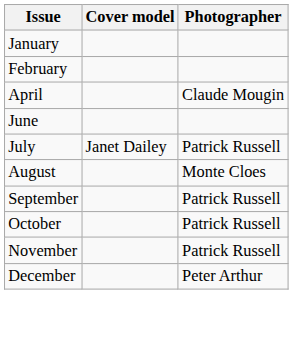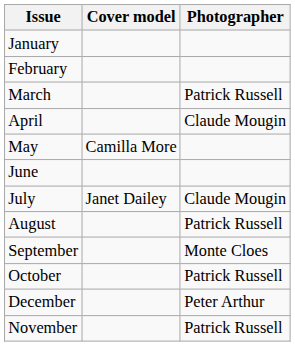+ row: (30, 95)
+ row: (23, 146)
(231, 146) Patrick Russell -> (235, 198) Claude Mougin
(224, 172) Monte Cloes -> (233, 224) Patrick Russell
(231, 198) Patrick Russell -> (226, 250) Monte Cloes
rows swapped: (43, 250) <-> (42, 276)
